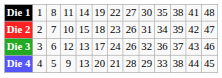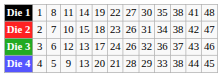(178, 30) 39 -> (178, 30) 38
